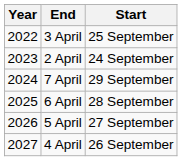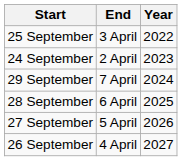columns swapped: (23, 15) <-> (131, 15)
